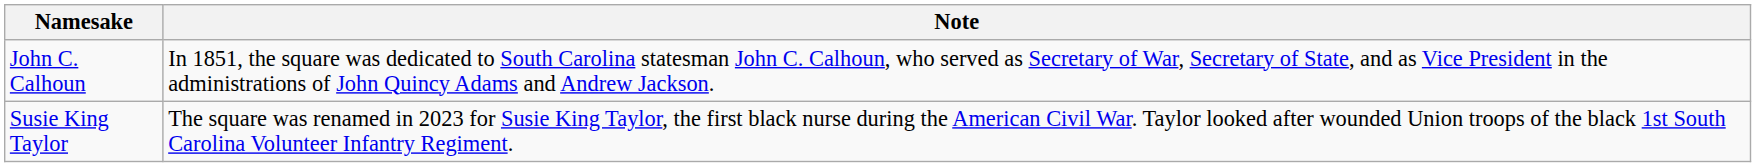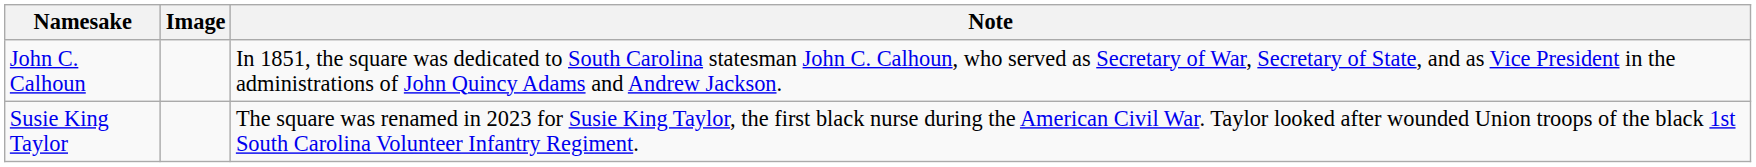+ column: (196, 22)
